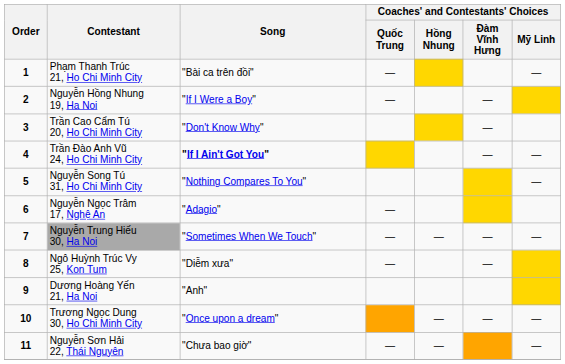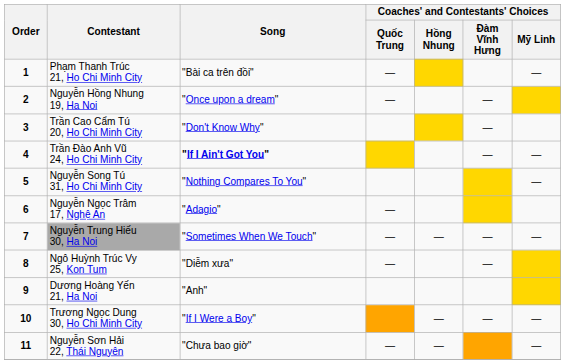(219, 100) "If I Were a Boy" -> (230, 100) "Once upon a dream"
(230, 318) "Once upon a dream" -> (219, 318) "If I Were a Boy"
